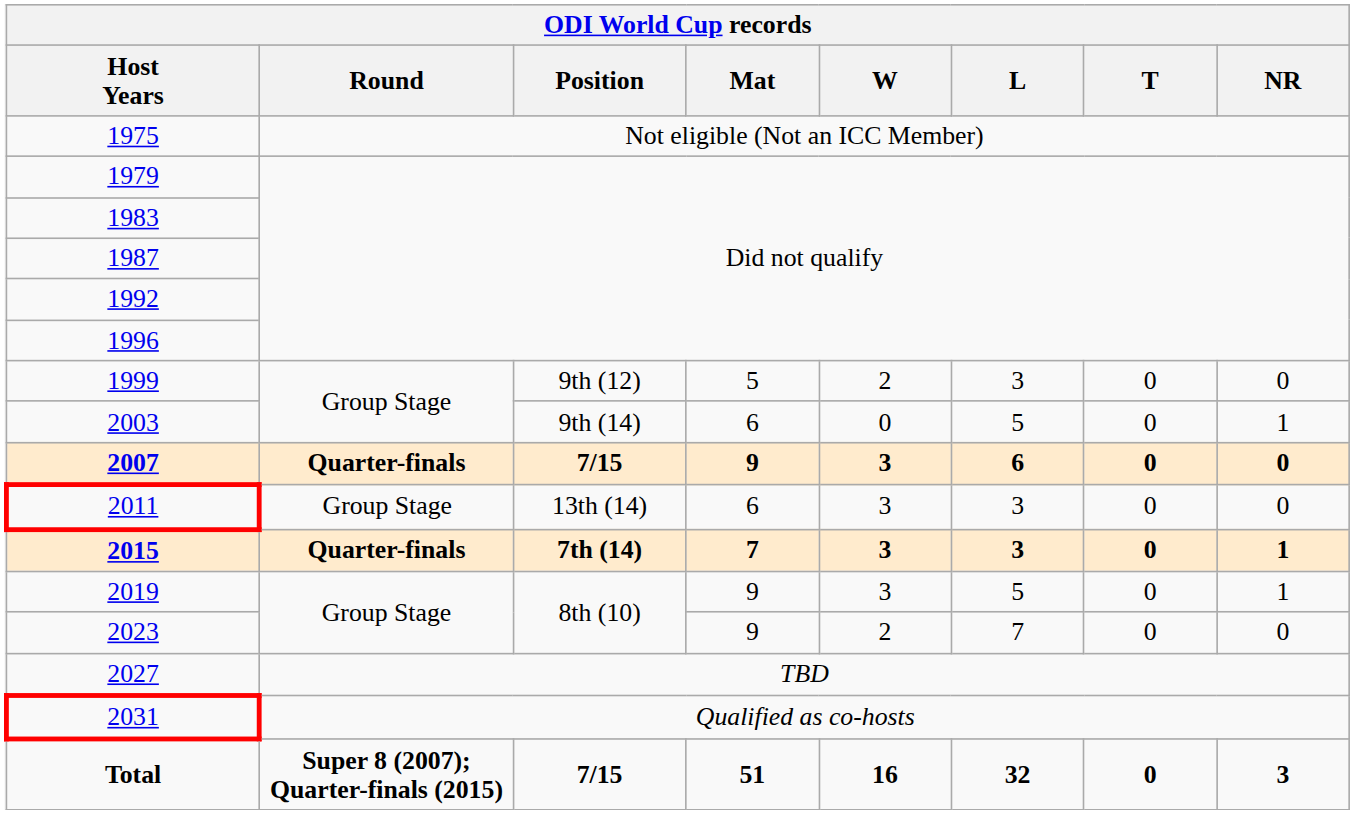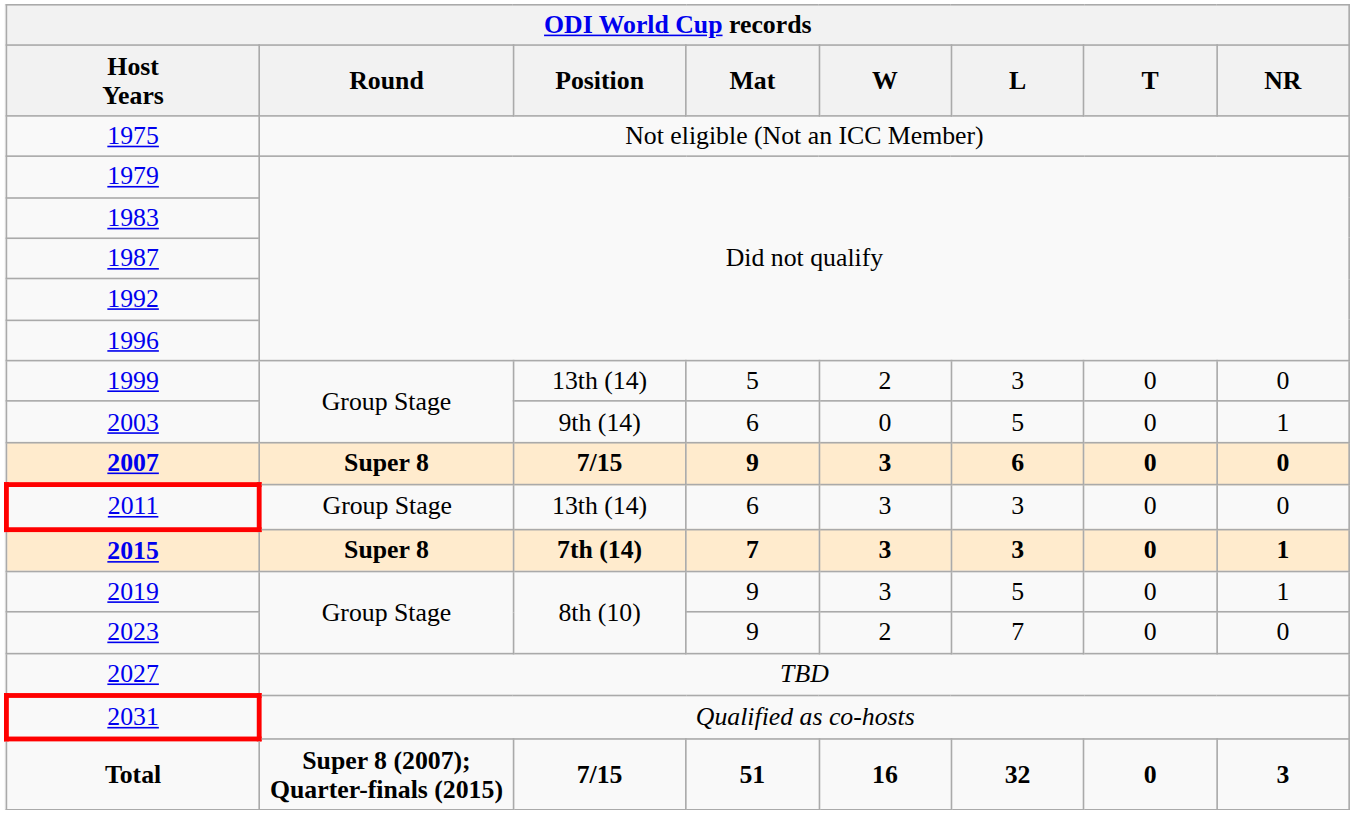(600, 380) 9th (12) -> (600, 380) 13th (14)
(386, 463) Quarter-finals -> (386, 463) Super 8
(386, 549) Quarter-finals -> (386, 549) Super 8
